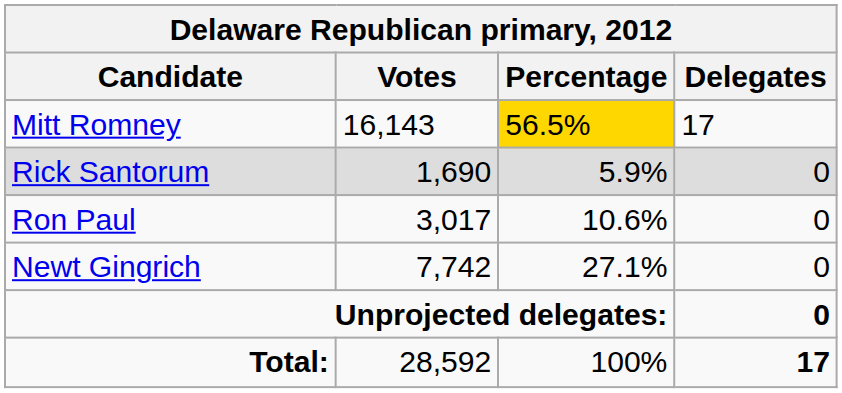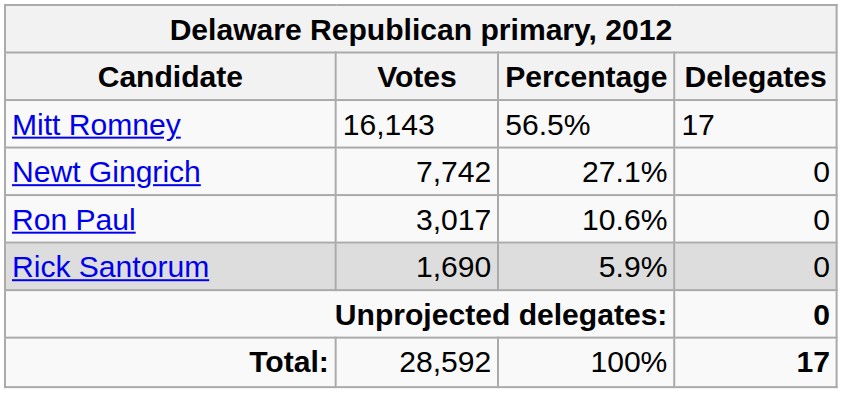(548, 124) gold background -> (548, 124) no background
rows swapped: (106, 267) <-> (111, 172)
